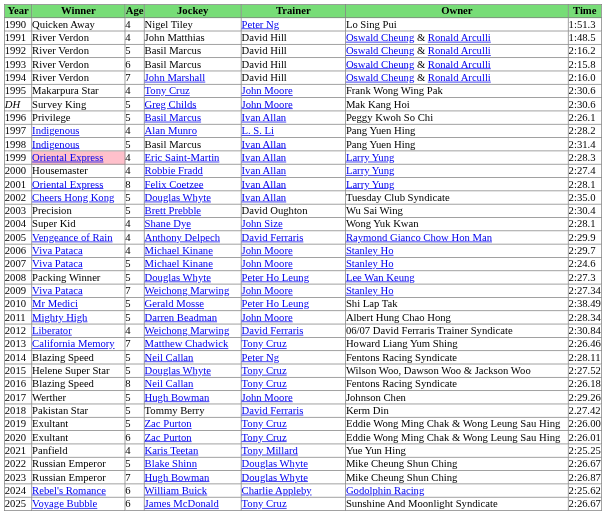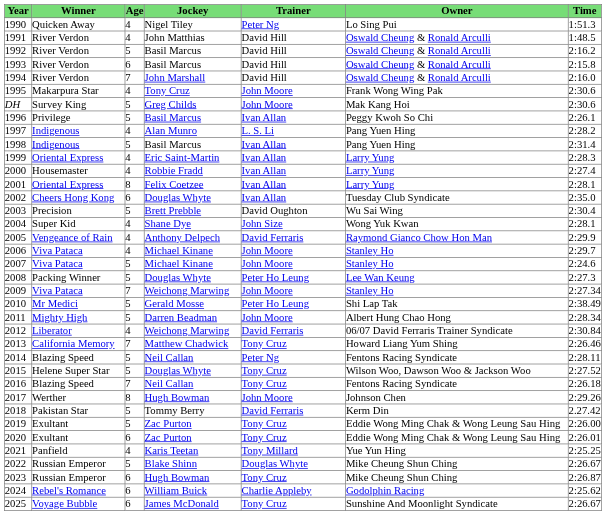(68, 157) pink background -> (68, 157) no background
(128, 197) 5 -> (128, 197) 6
(128, 384) 8 -> (128, 384) 7
(128, 397) 5 -> (128, 397) 8
(128, 477) 7 -> (128, 477) 6
(275, 477) Douglas Whyte -> (264, 477) Tony Cruz
